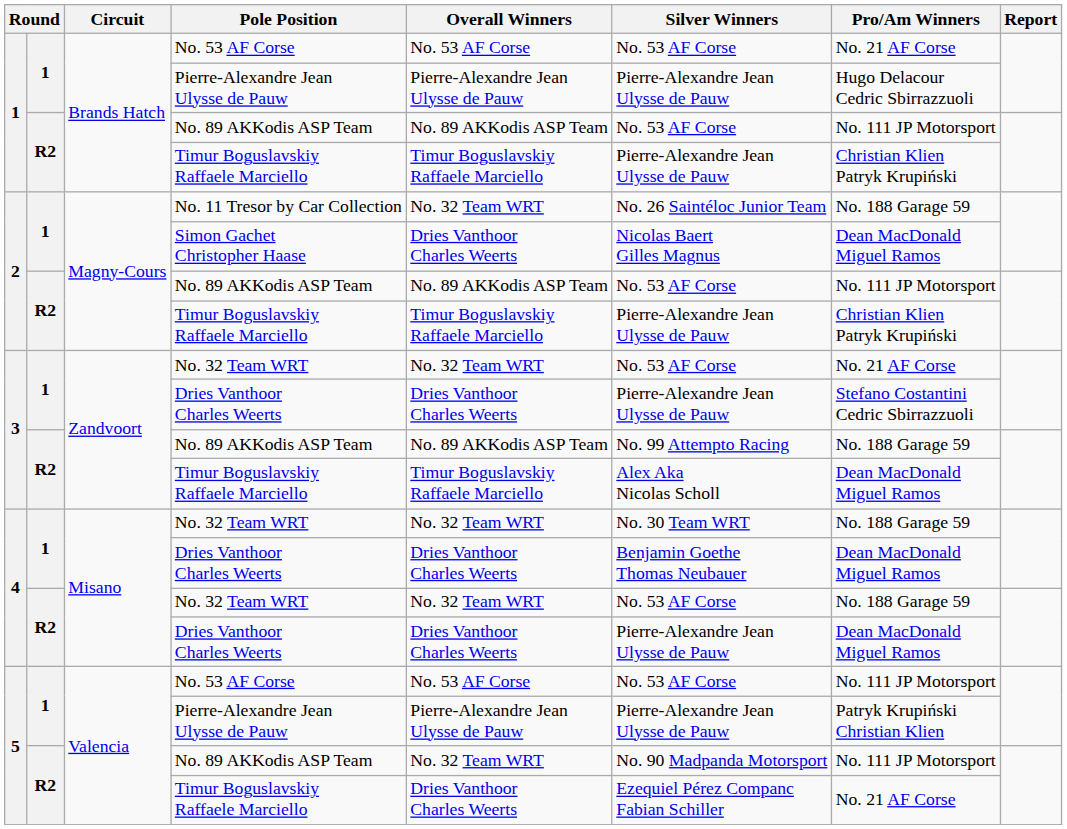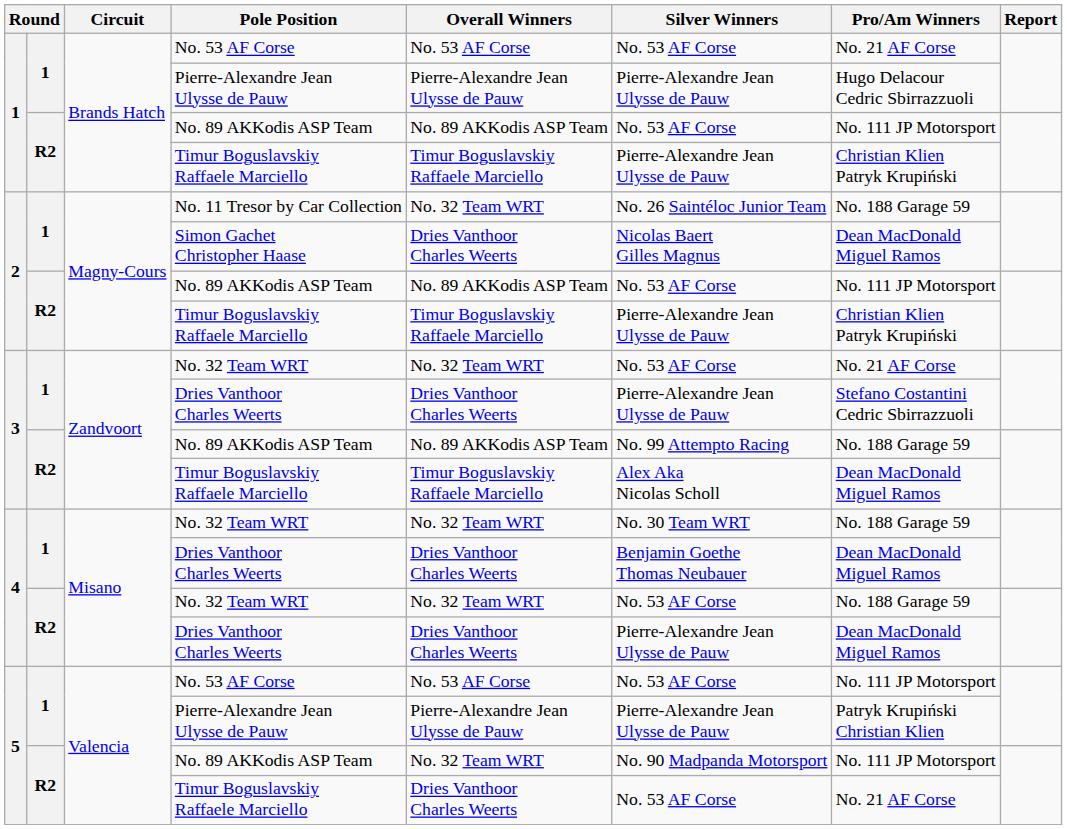(705, 799) Ezequiel Pérez Companc Fabian Schiller -> (676, 799) No. 53 AF Corse
